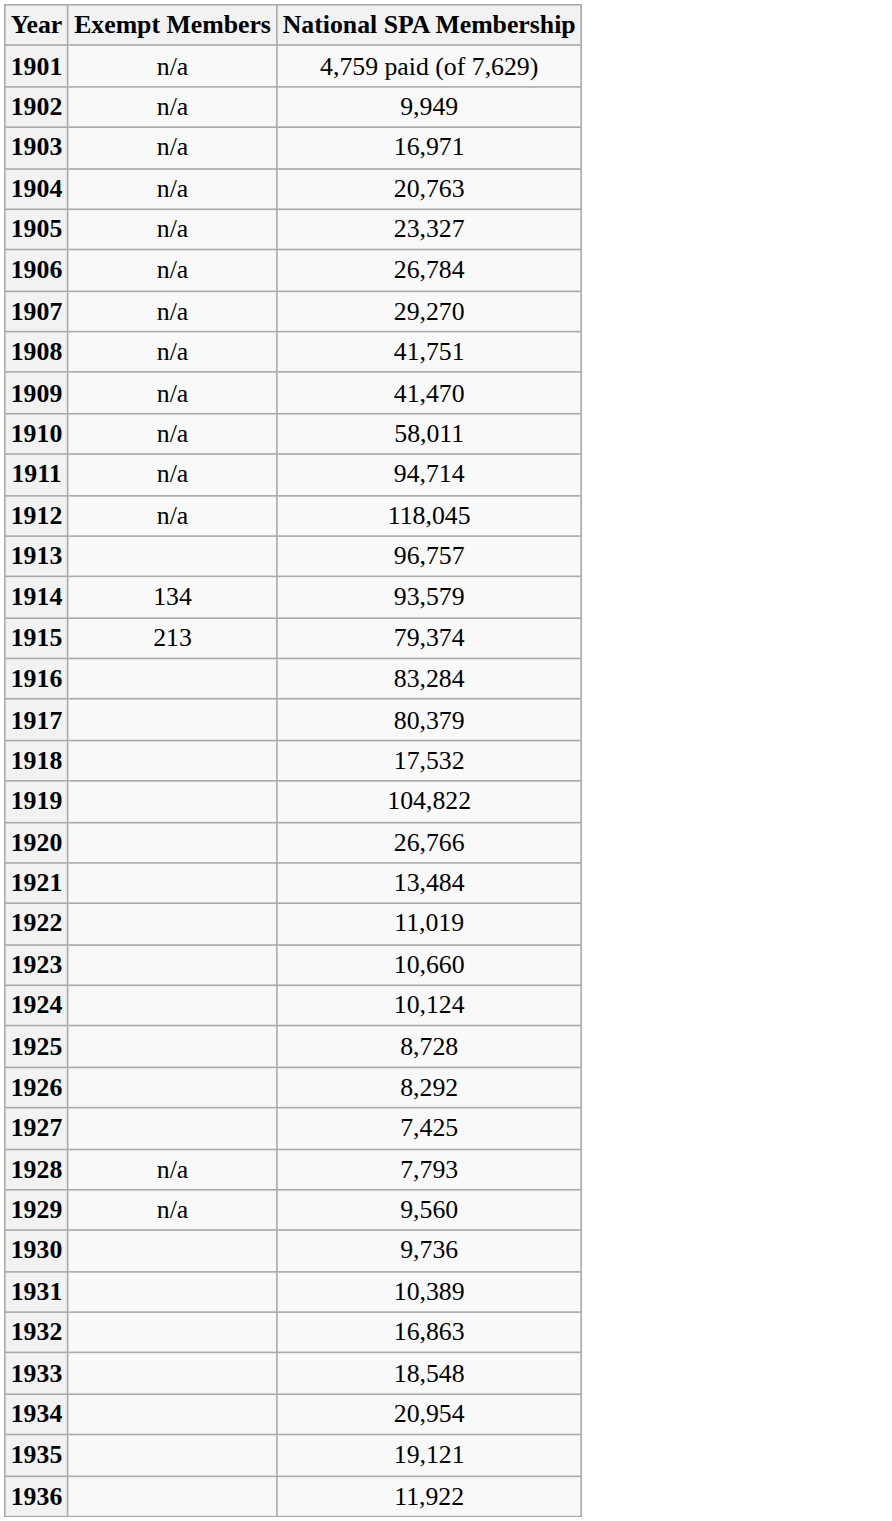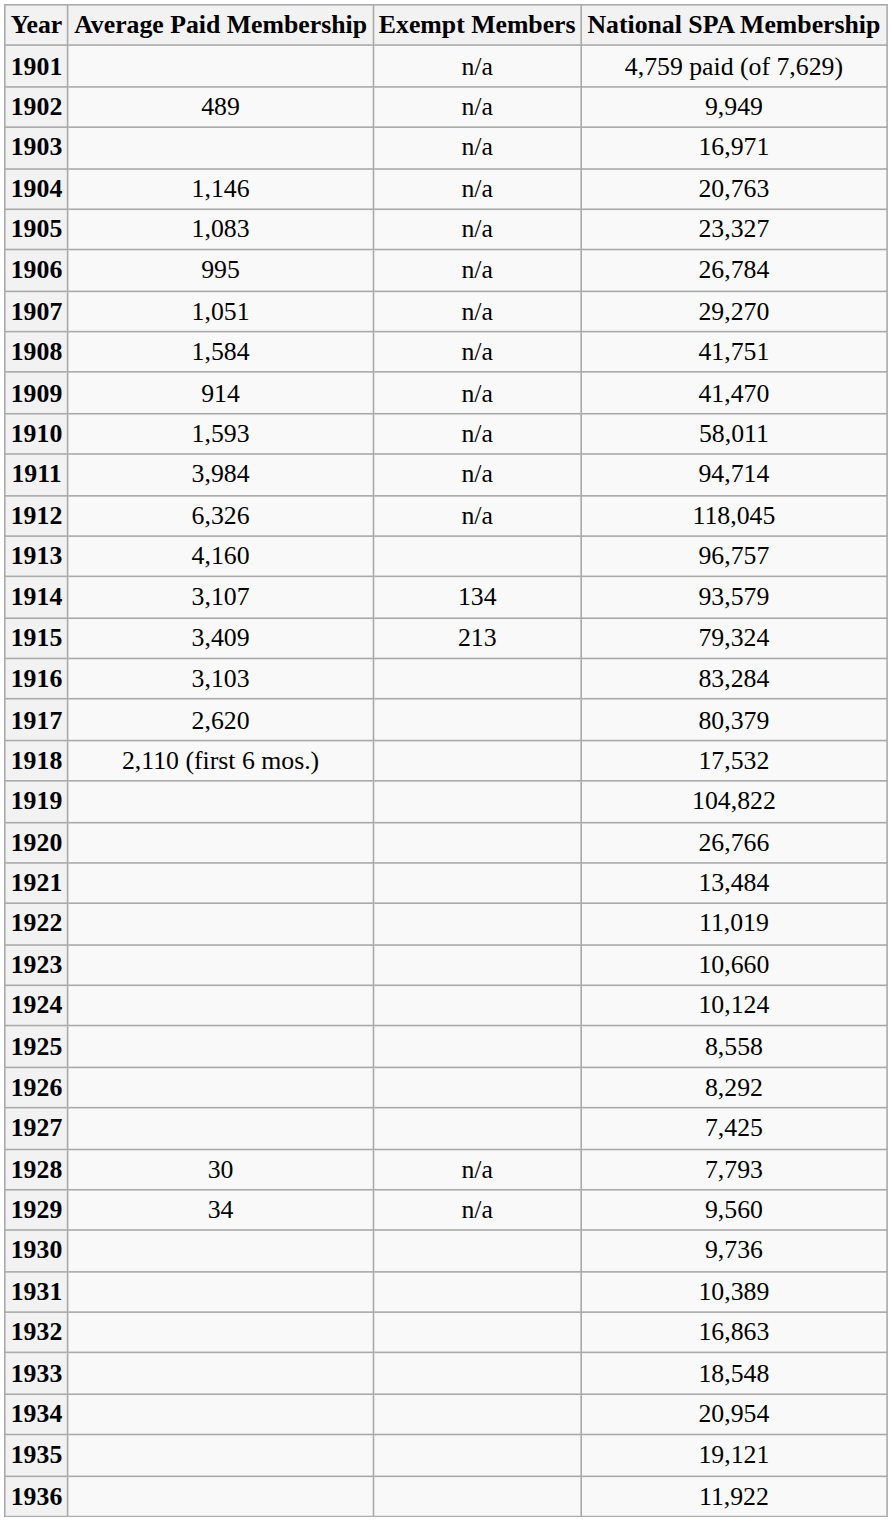+ column: (221, 24)
(429, 637) 79,374 -> (734, 637) 79,324
(429, 1046) 8,728 -> (734, 1046) 8,558
